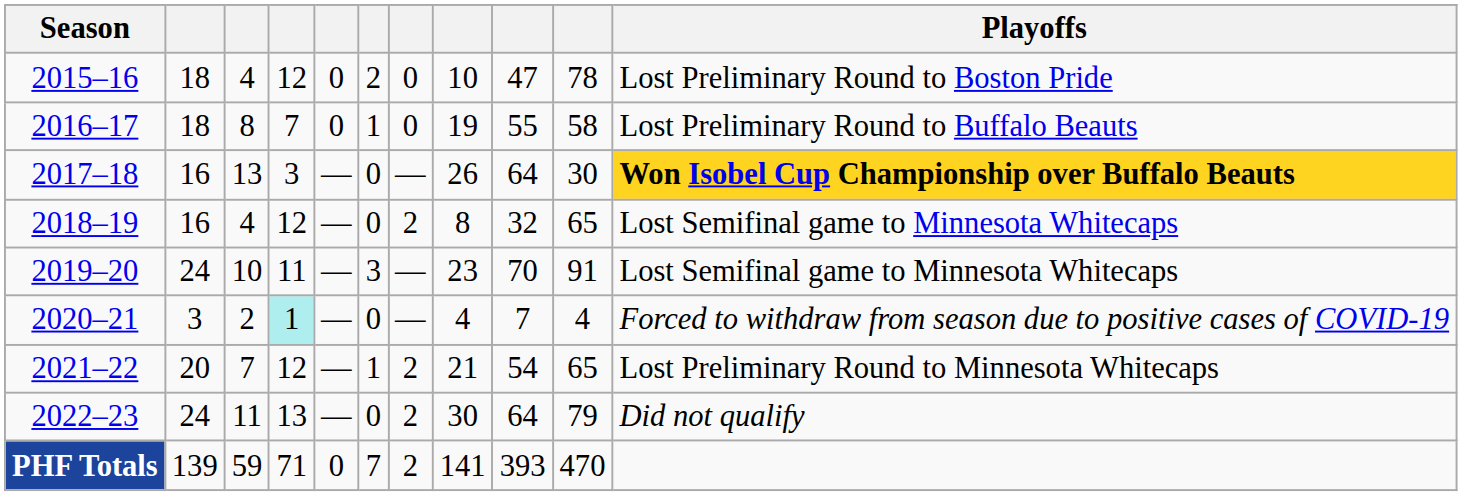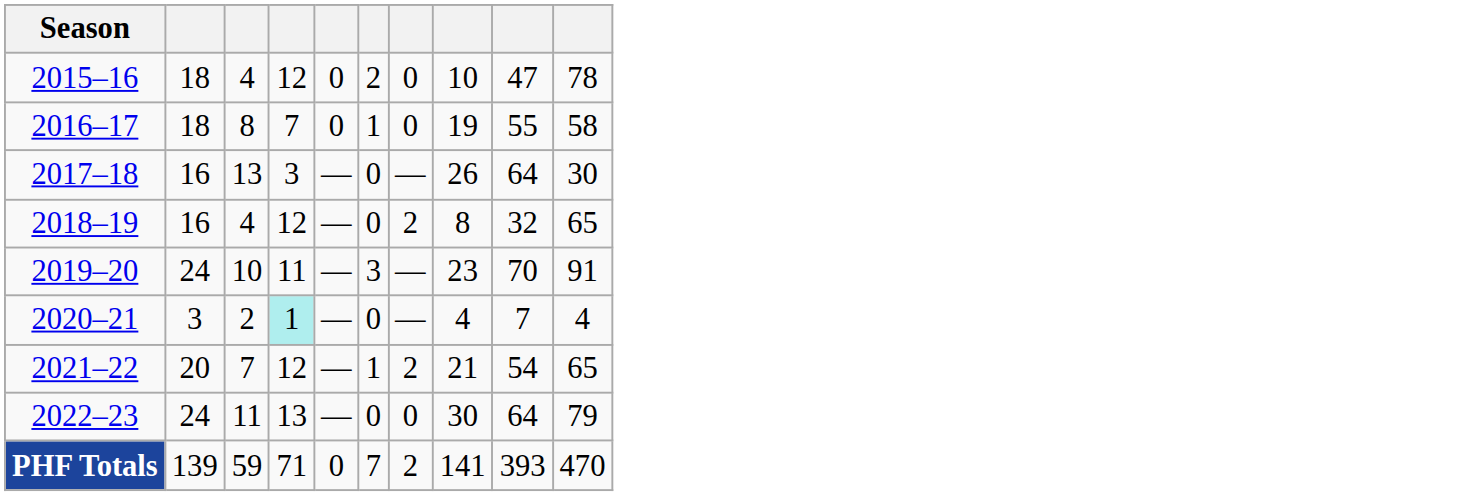- column: (1034, 28)
(410, 416) 2 -> (410, 416) 0
